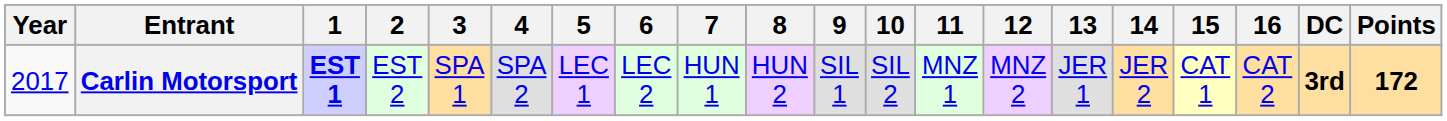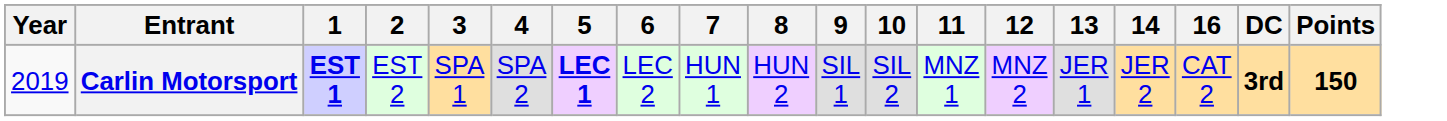- column: (1205, 25)
(40, 80) 2017 -> (40, 80) 2019
(584, 80) normal -> (584, 80) bold
(1396, 80) 172 -> (1336, 80) 150
